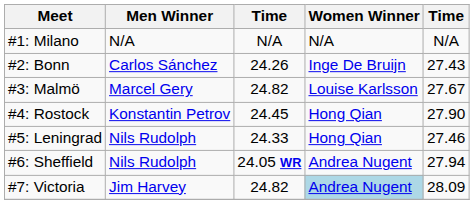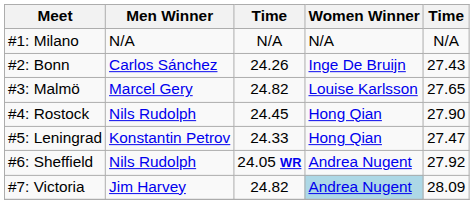(446, 89) 27.67 -> (446, 89) 27.65
(170, 114) Konstantin Petrov -> (153, 114) Nils Rudolph
(153, 138) Nils Rudolph -> (170, 138) Konstantin Petrov
(446, 138) 27.46 -> (446, 138) 27.47
(446, 162) 27.94 -> (446, 162) 27.92
